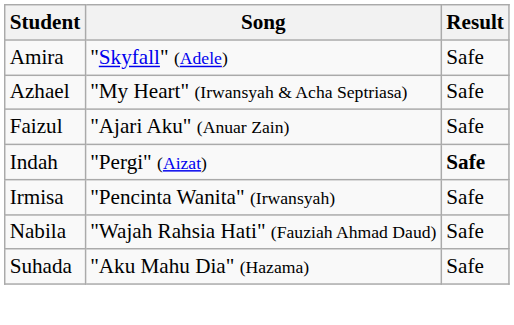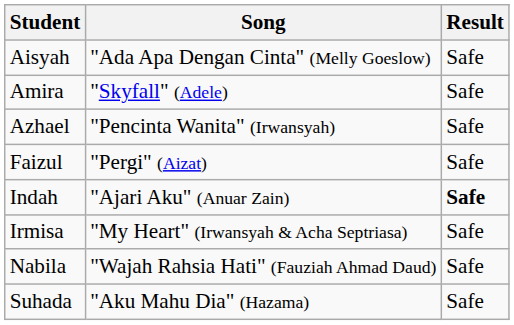+ row: (40, 57)
(249, 92) "My Heart" (Irwansyah & Acha Septriasa) -> (213, 127) "Pencinta Wanita" (Irwansyah)
(190, 127) "Ajari Aku" (Anuar Zain) -> (149, 161) "Pergi" (Aizat)
(149, 161) "Pergi" (Aizat) -> (190, 196) "Ajari Aku" (Anuar Zain)
(213, 196) "Pencinta Wanita" (Irwansyah) -> (249, 231) "My Heart" (Irwansyah & Acha Septriasa)
